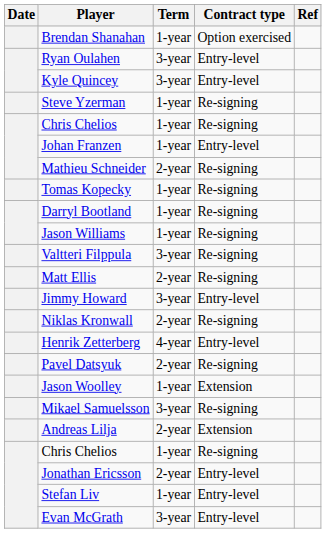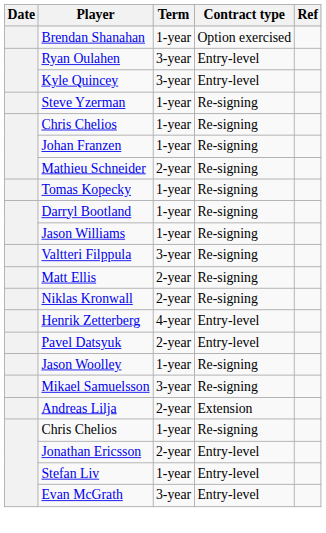(228, 146) Entry-level -> (228, 146) Re-signing
- row: (84, 299)
(228, 364) Re-signing -> (228, 342) Entry-level
(225, 386) Extension -> (228, 364) Re-signing
